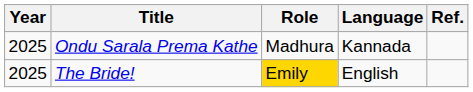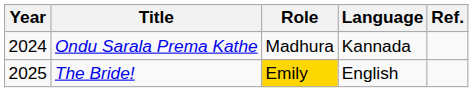(28, 45) 2025 -> (28, 45) 2024
